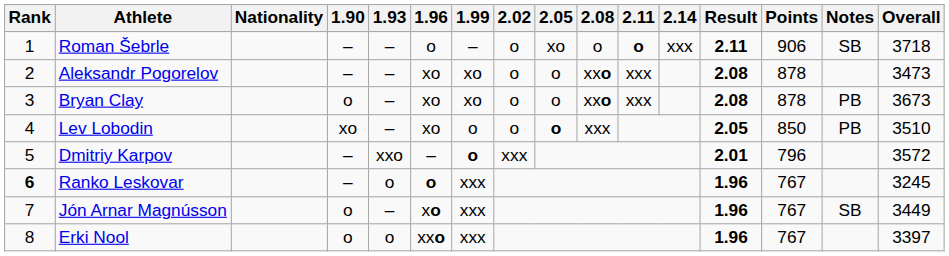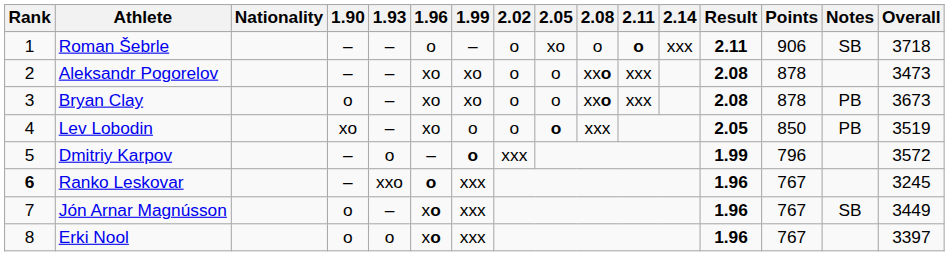(911, 127) 3510 -> (911, 127) 3519
(390, 155) xxo -> (390, 155) o
(731, 155) 2.01 -> (731, 155) 1.99
(390, 182) o -> (390, 182) xxo
(431, 237) xxo -> (431, 237) xo
